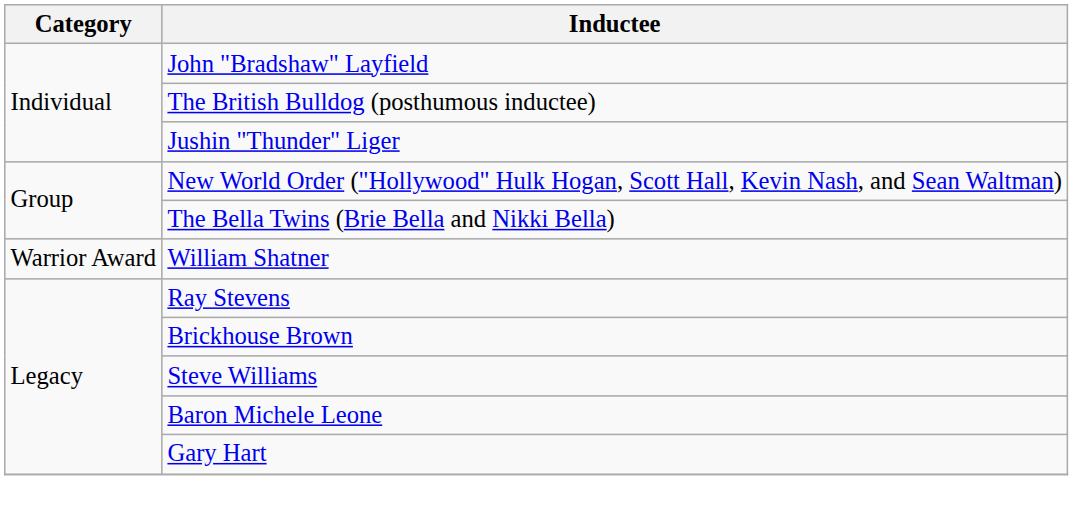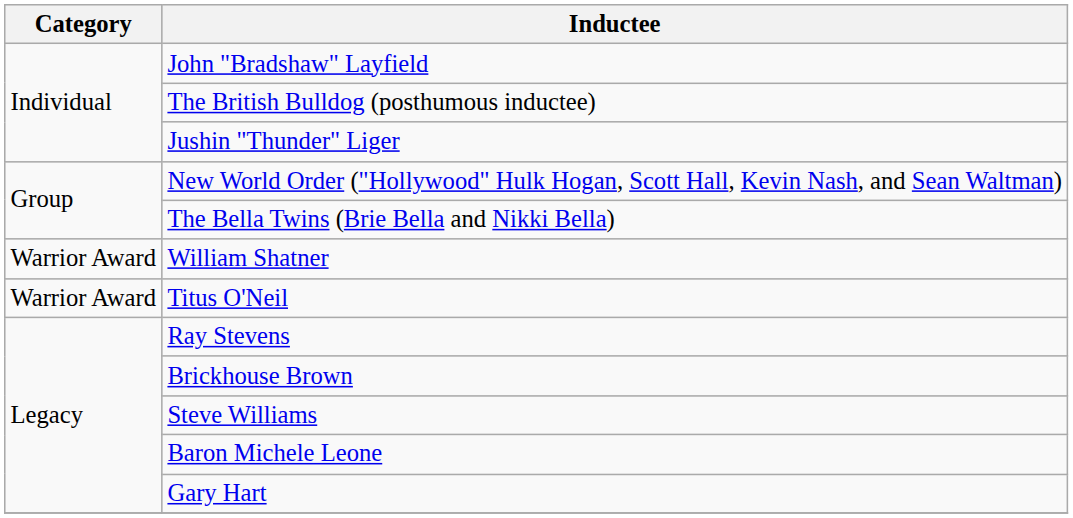+ row: (228, 297)
